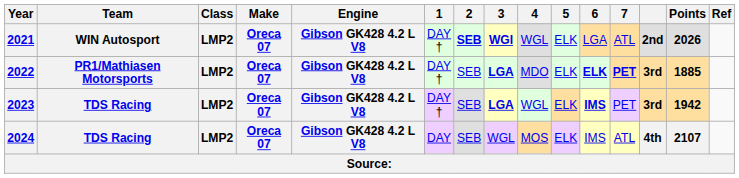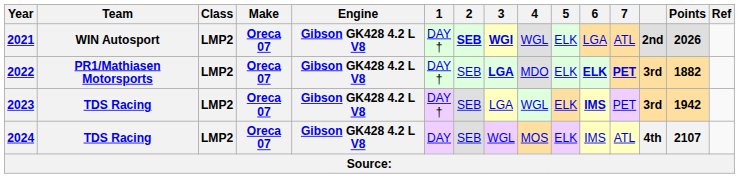(688, 73) 1885 -> (688, 73) 1882
(501, 105) bold -> (501, 105) normal
